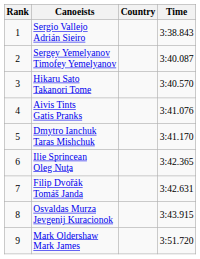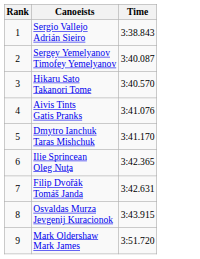- column: (138, 12)
